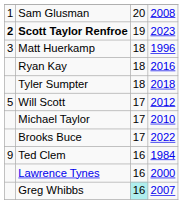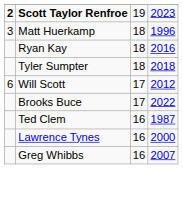- row: (54, 13)
(10, 102) 5 -> (10, 84) 6
- row: (54, 119)
- row: (42, 155)
+ row: (42, 119)
(139, 191) paleturquoise background -> (139, 155) no background
